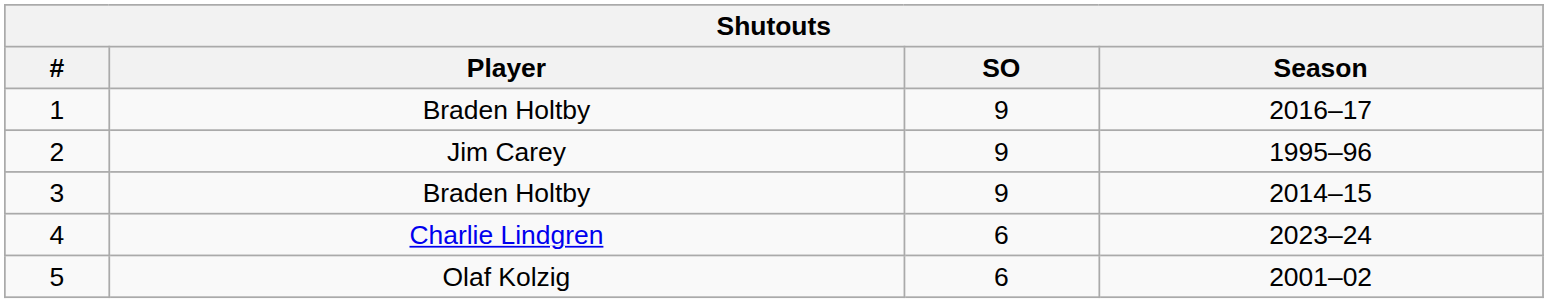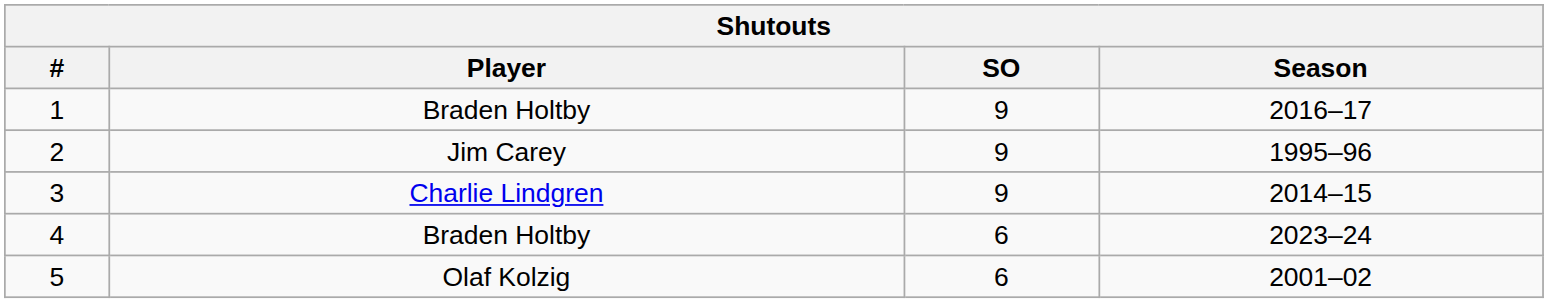(506, 193) Braden Holtby -> (506, 193) Charlie Lindgren
(506, 235) Charlie Lindgren -> (506, 235) Braden Holtby
